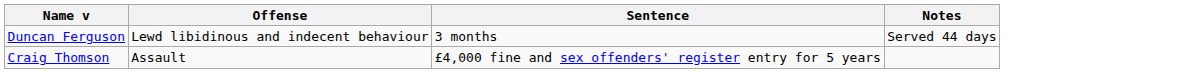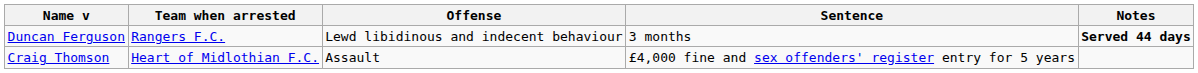+ column: (225, 15)
(942, 36) normal -> (1136, 36) bold
